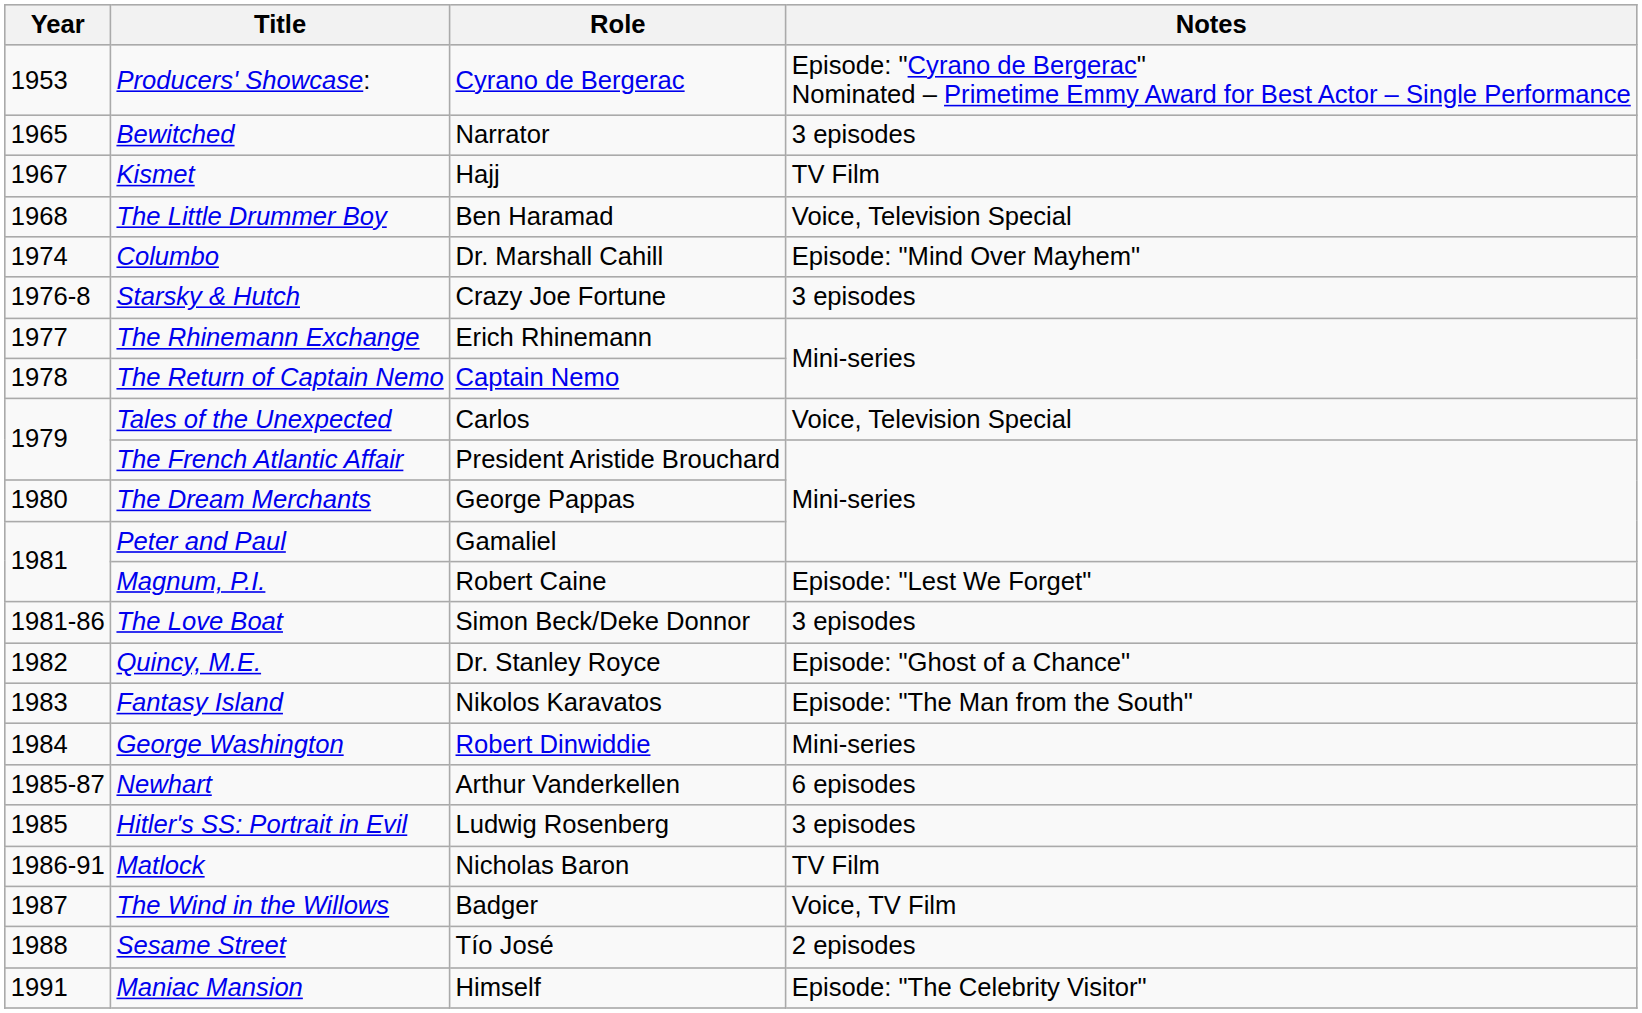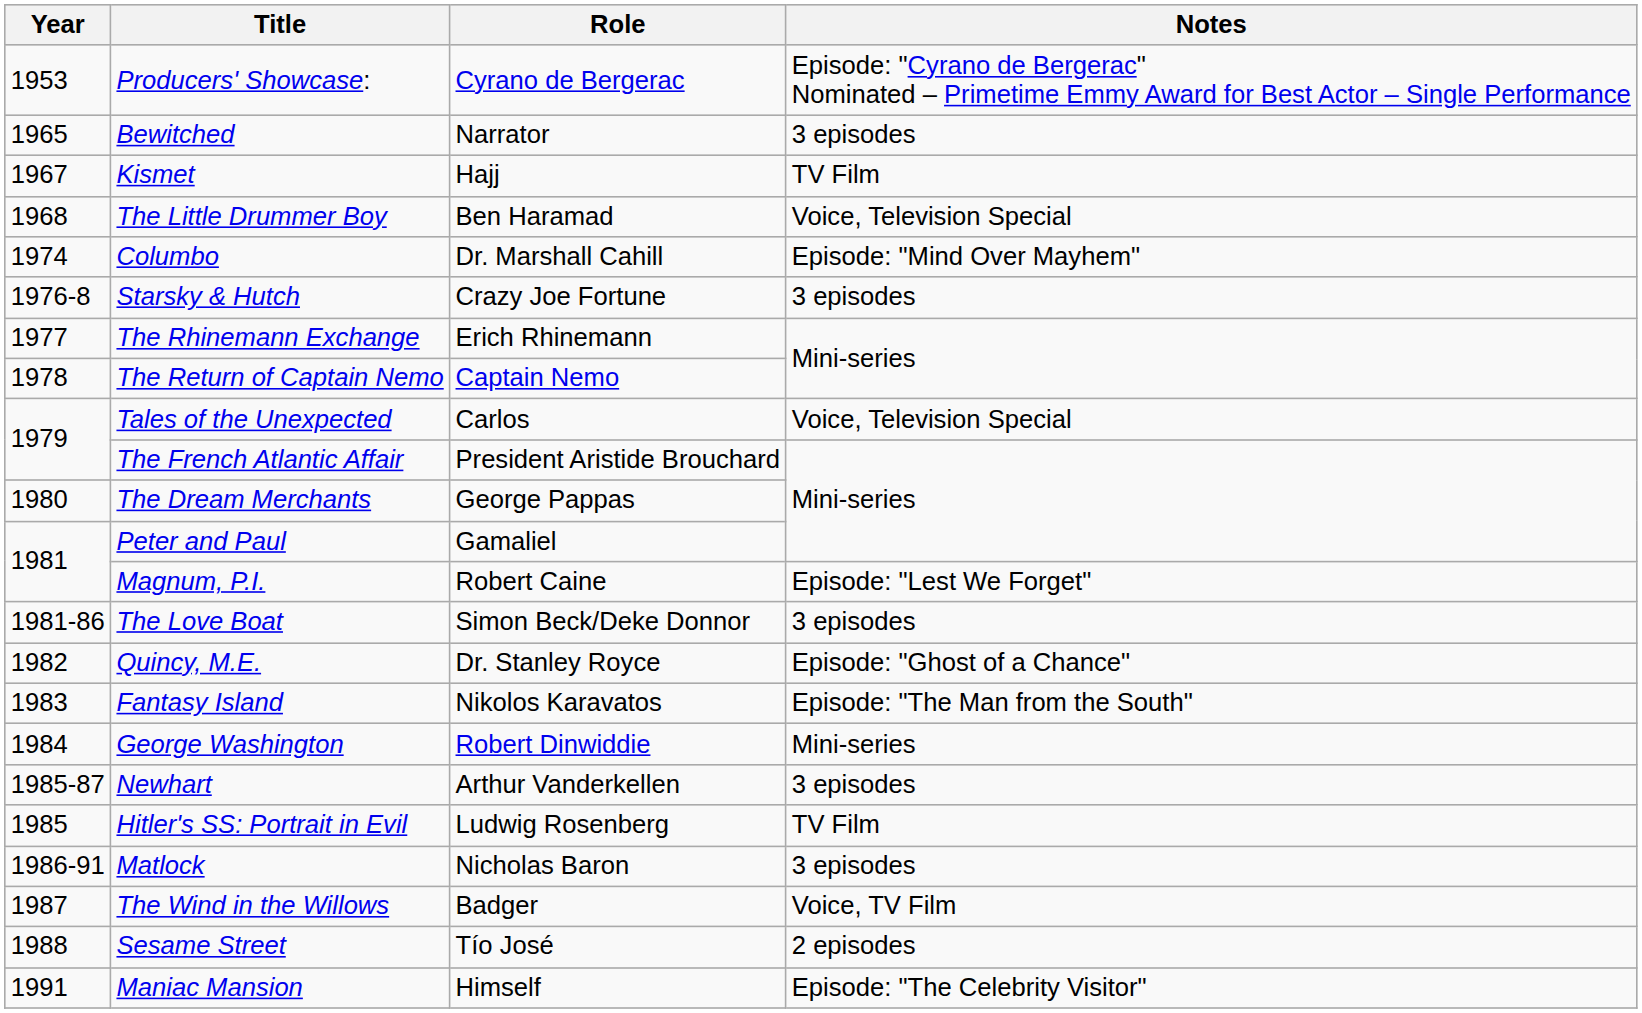(854, 784) 6 episodes -> (854, 784) 3 episodes
(854, 825) 3 episodes -> (836, 825) TV Film
(836, 865) TV Film -> (854, 865) 3 episodes
